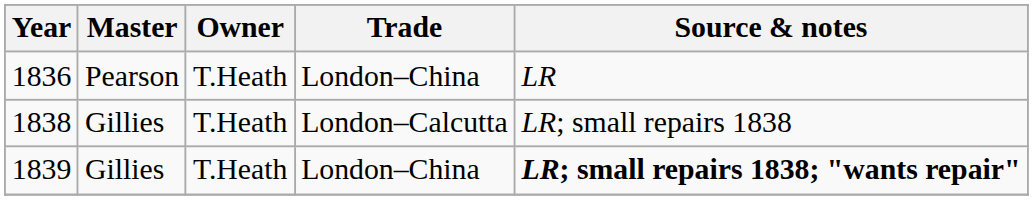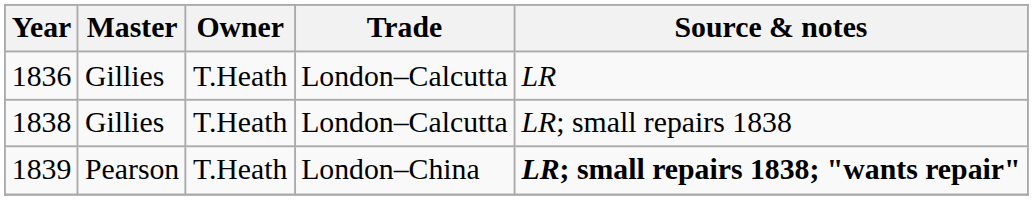(132, 75) Pearson -> (125, 75) Gillies
(390, 75) London–China -> (404, 75) London–Calcutta
(125, 169) Gillies -> (132, 169) Pearson
